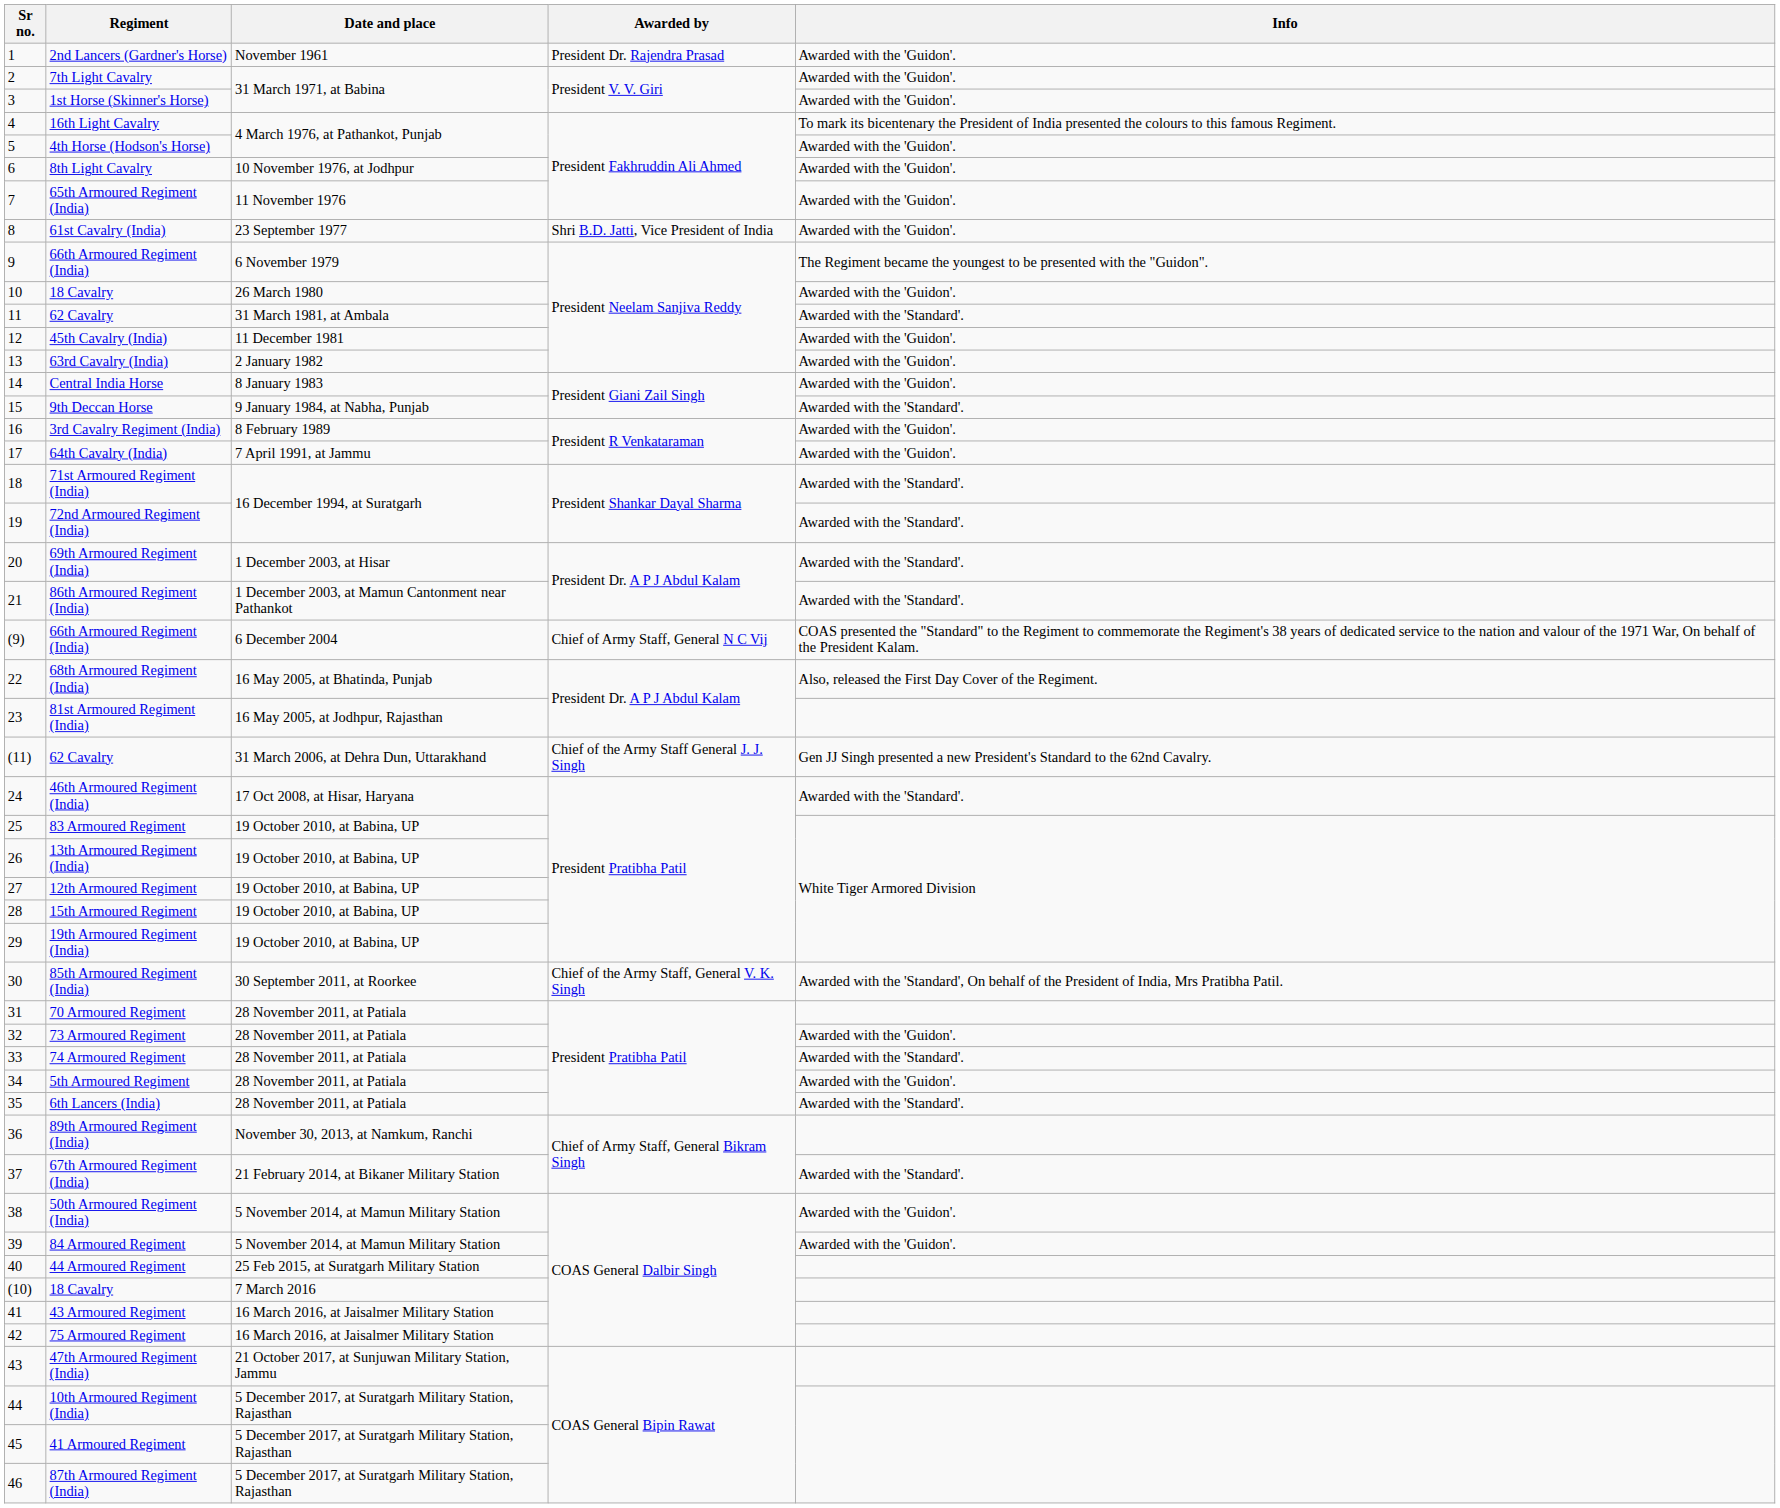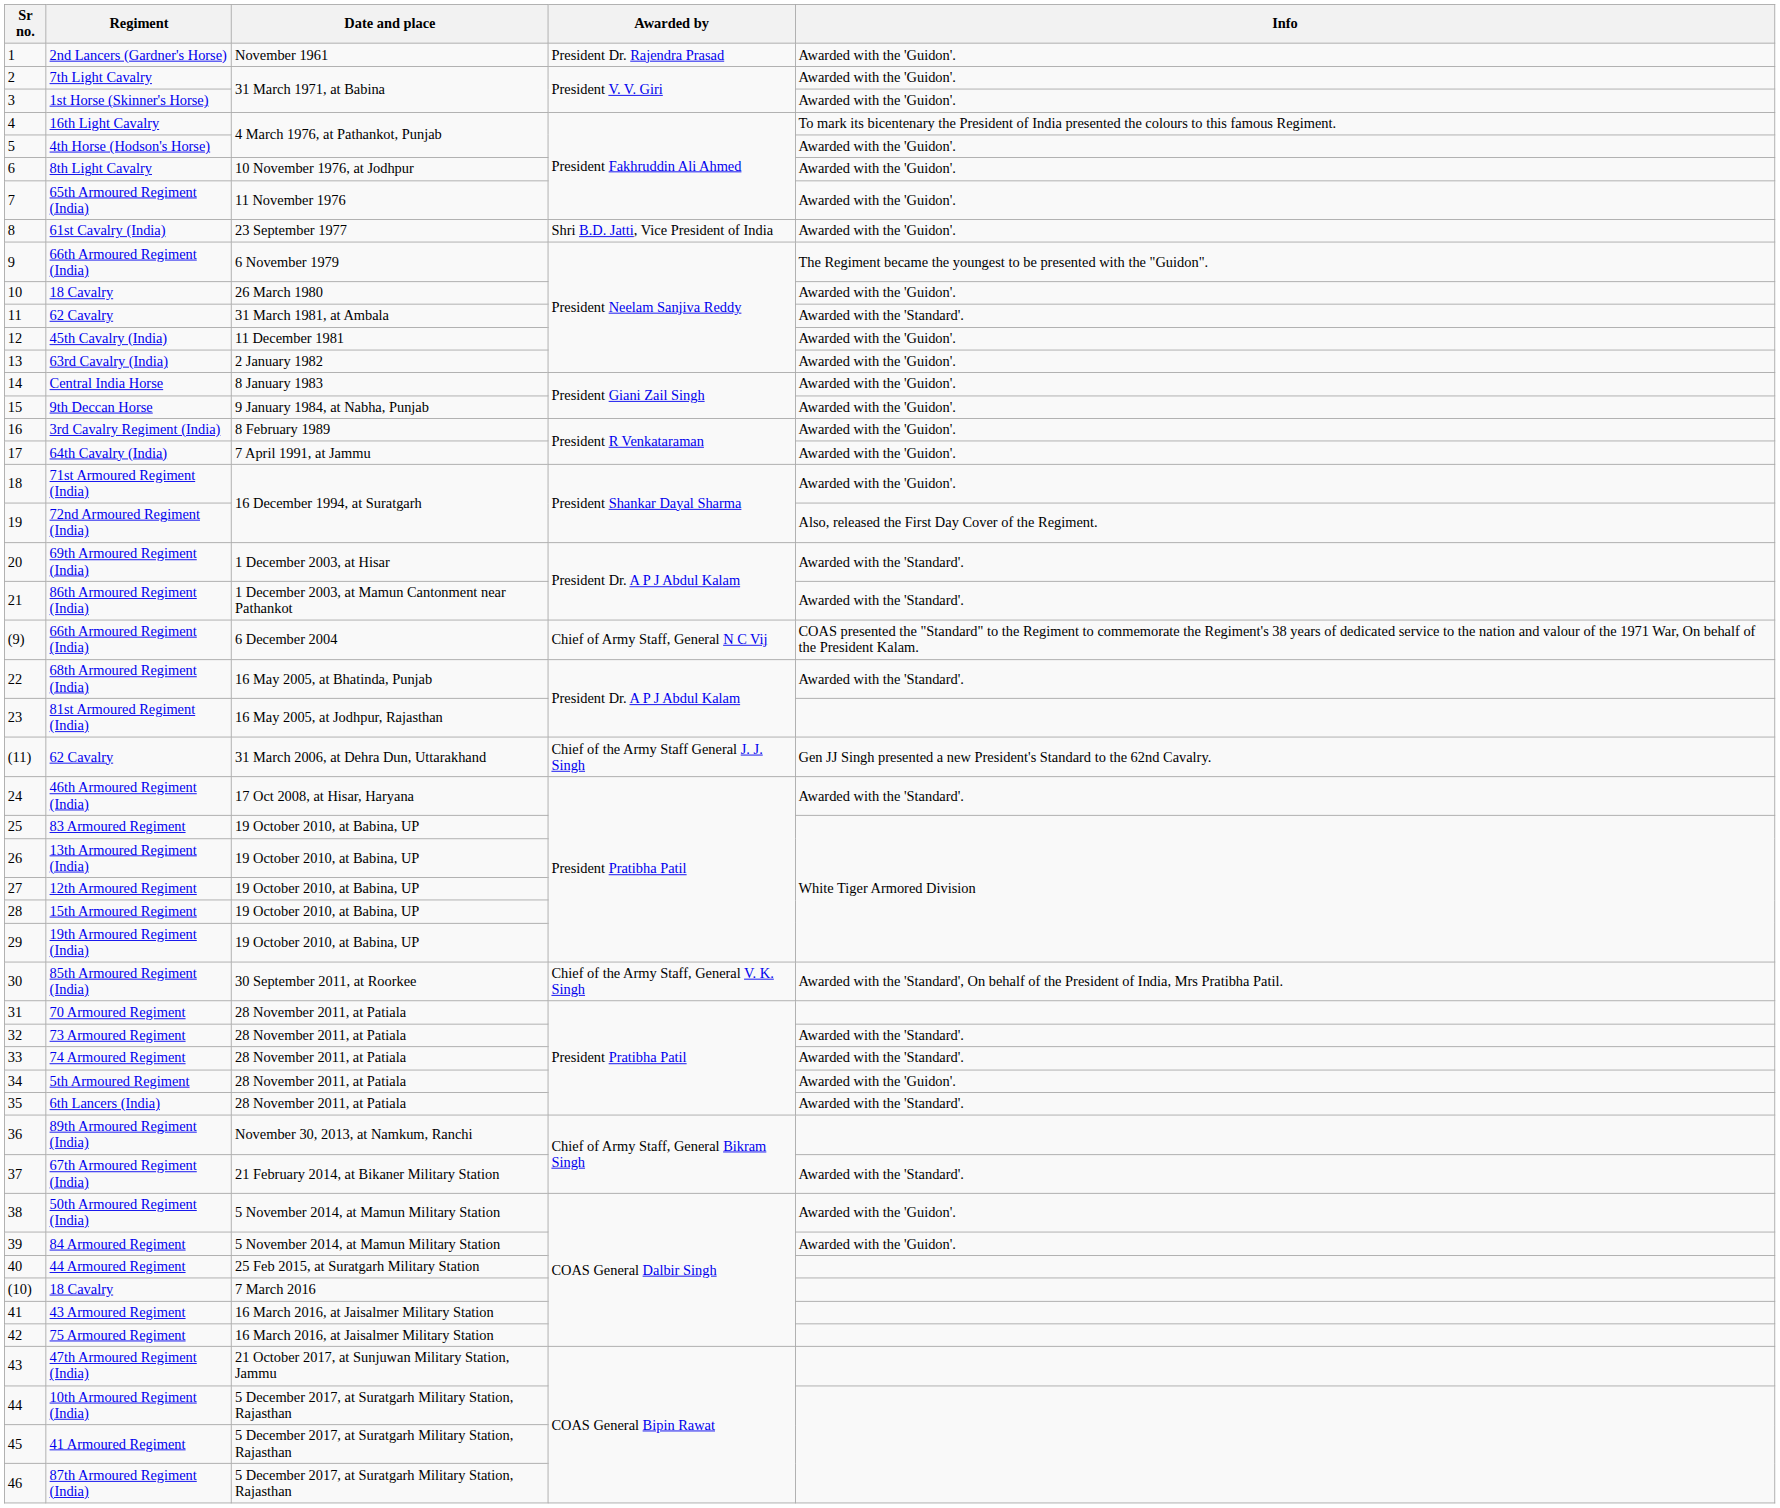(881, 407) Awarded with the 'Standard'. -> (877, 407) Awarded with the 'Guidon'.
(881, 483) Awarded with the 'Standard'. -> (877, 483) Awarded with the 'Guidon'.
(881, 522) Awarded with the 'Standard'. -> (948, 522) Also, released the First Day Cover of the Regiment.
(948, 678) Also, released the First Day Cover of the Regiment. -> (881, 678) Awarded with the 'Standard'.
(877, 1035) Awarded with the 'Guidon'. -> (881, 1035) Awarded with the 'Standard'.
